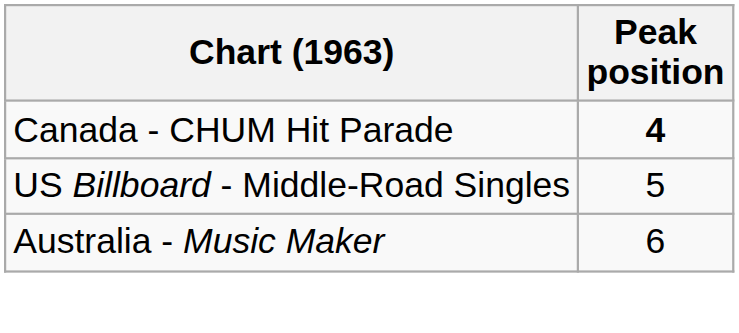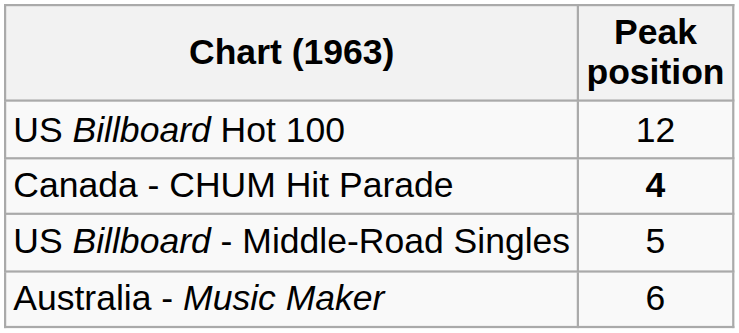+ row: (179, 128)
